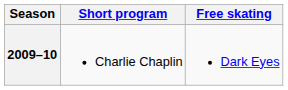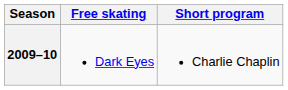columns swapped: (123, 14) <-> (234, 14)
